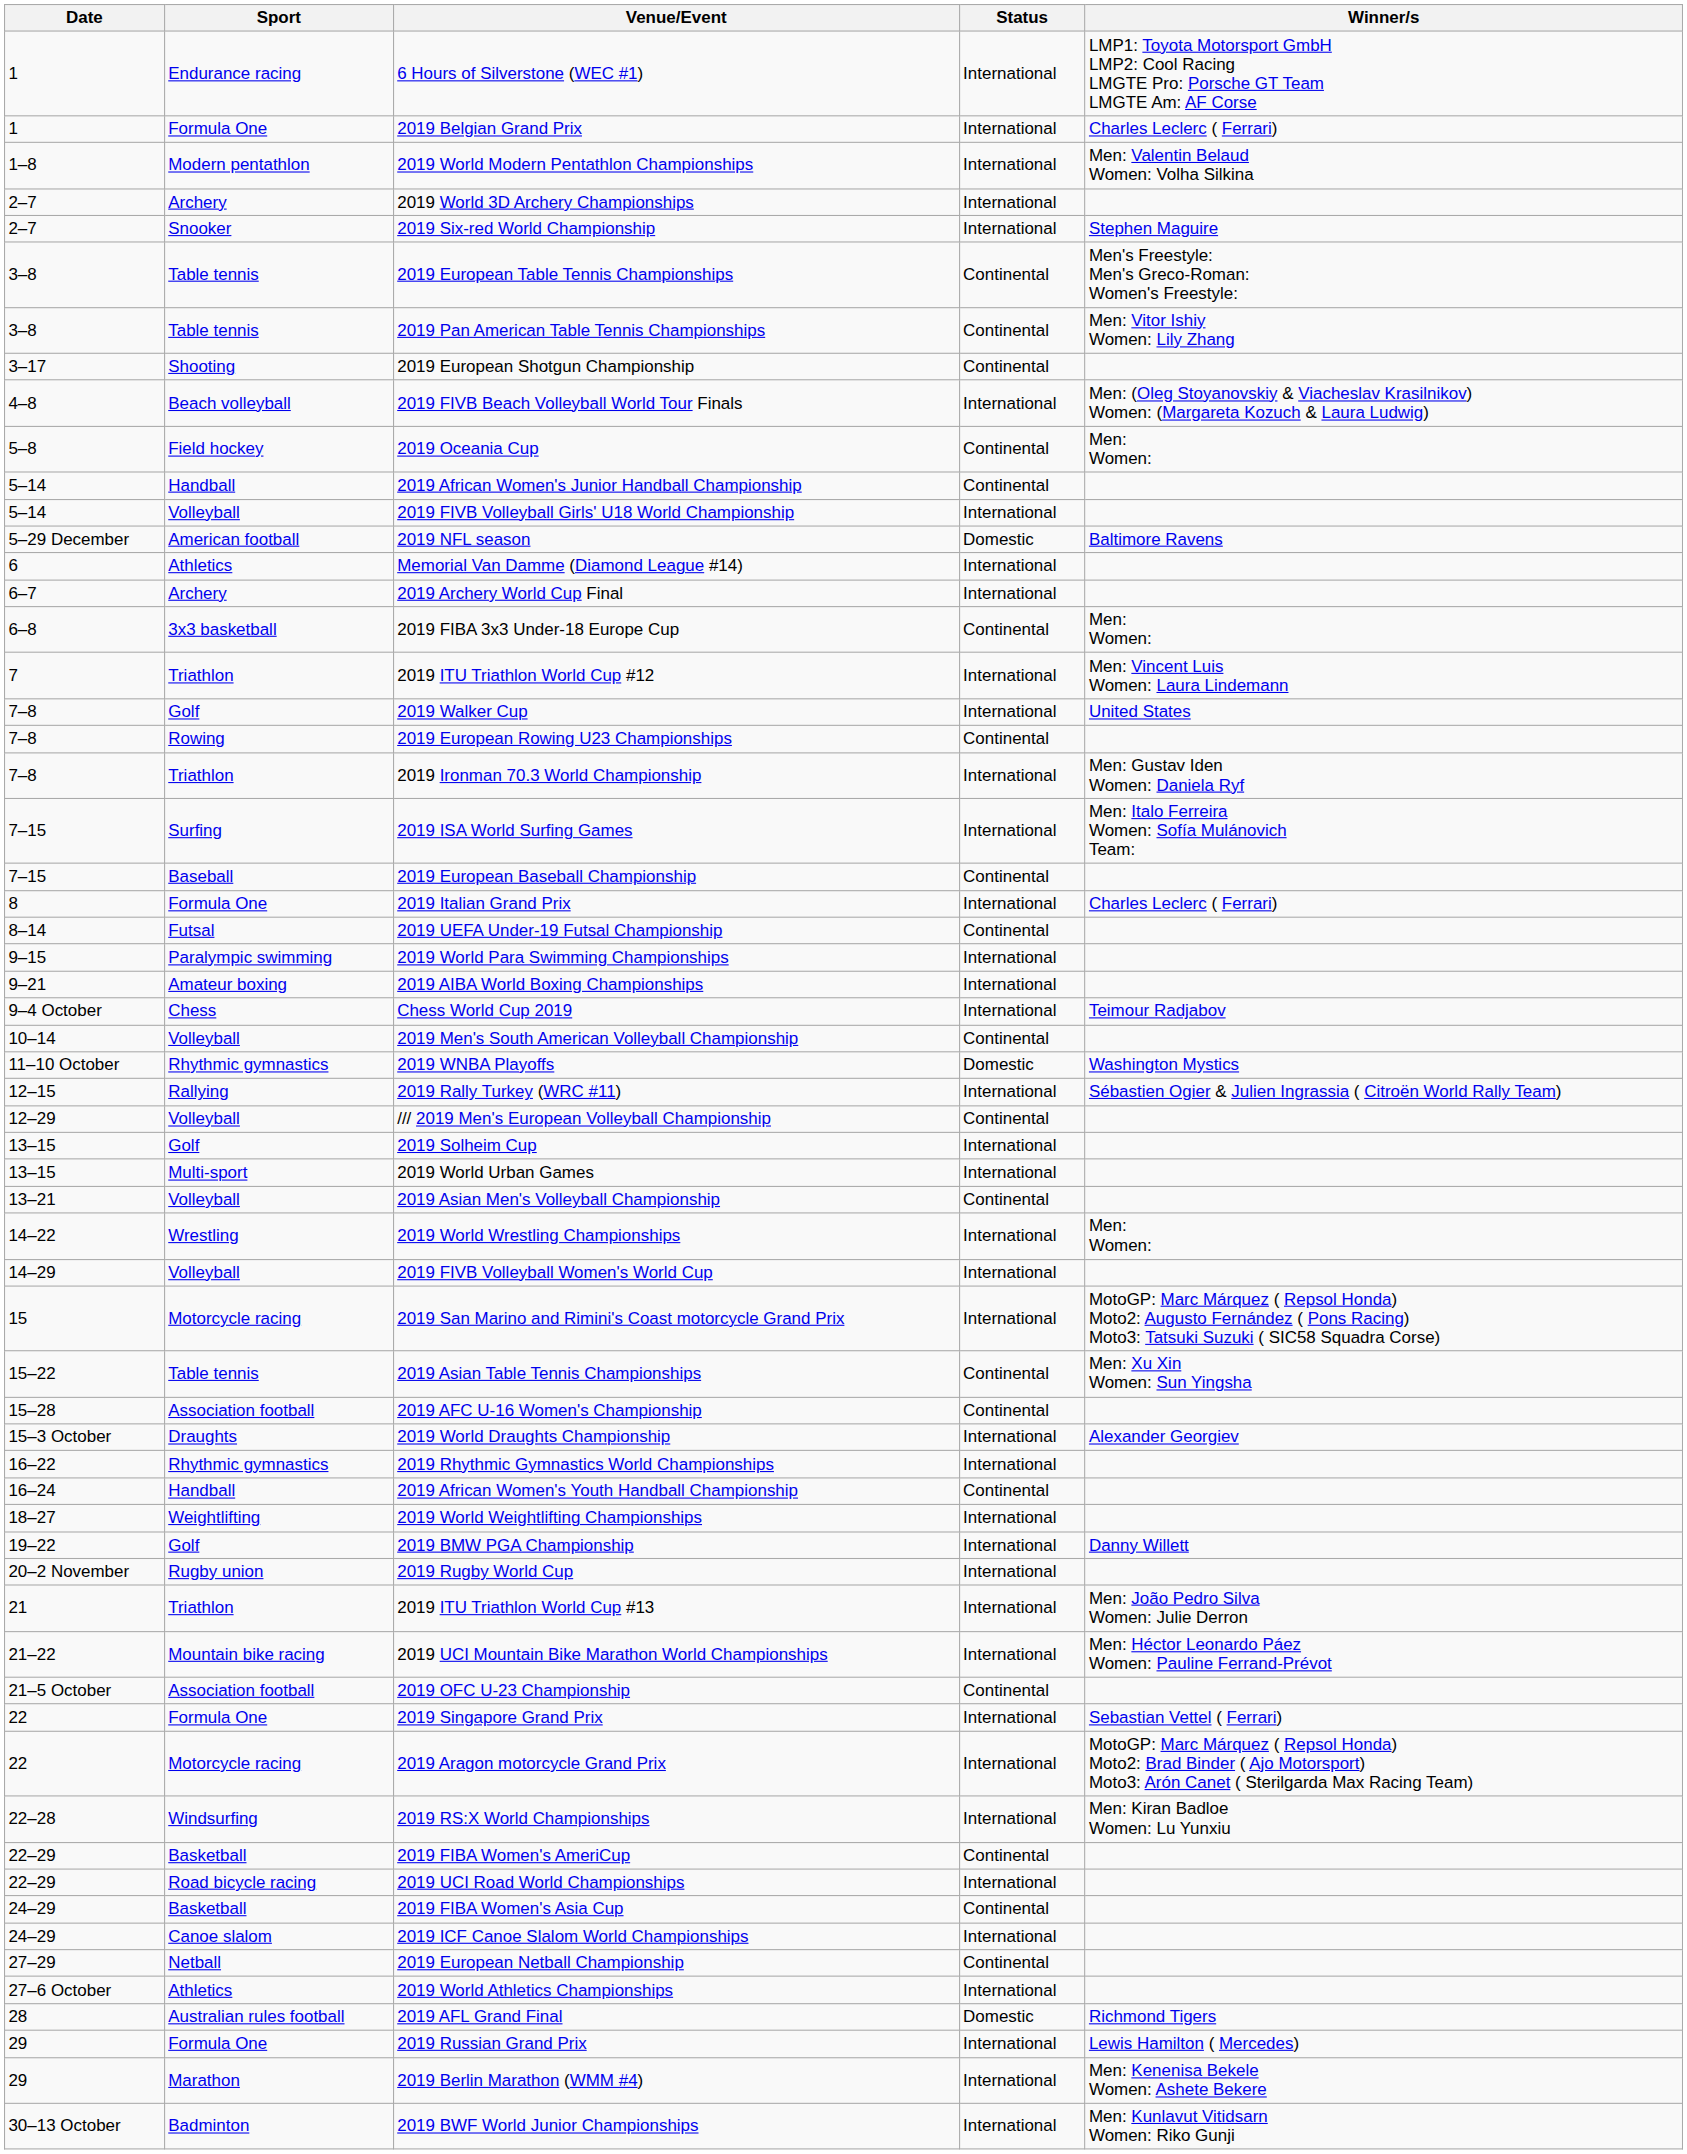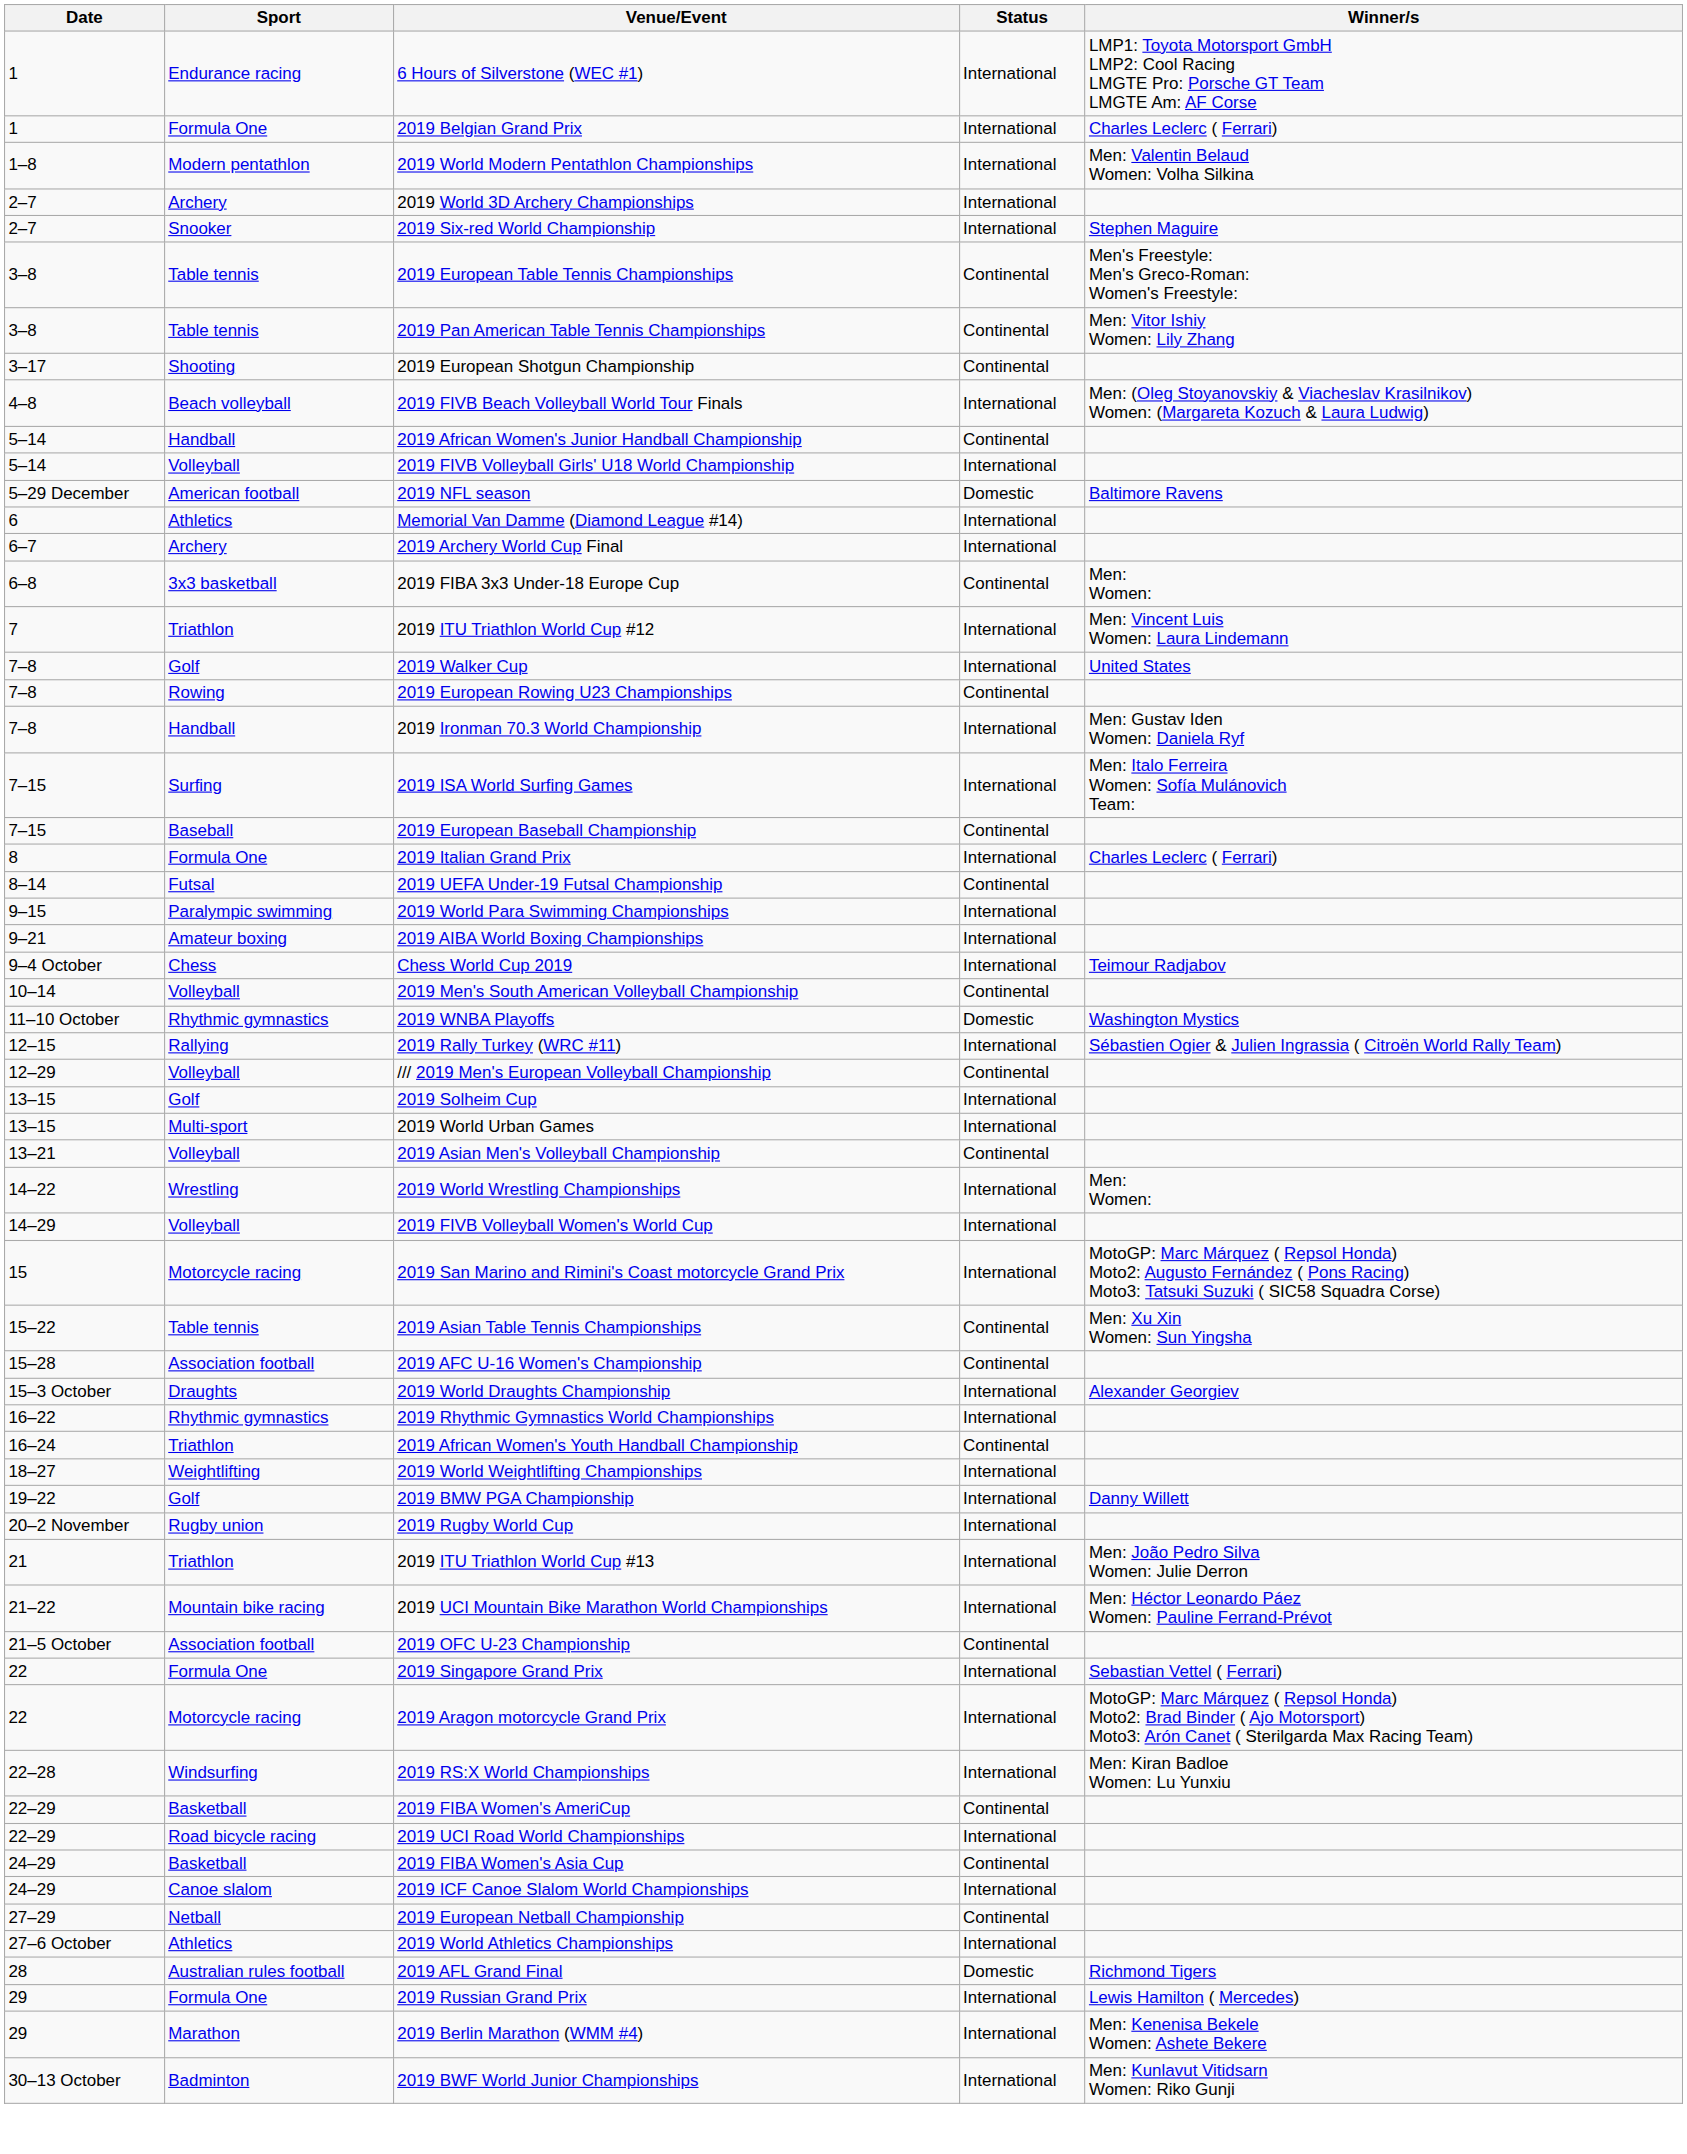- row: (468, 449)
(201, 775) Triathlon -> (202, 729) Handball
(202, 1491) Handball -> (201, 1445) Triathlon
